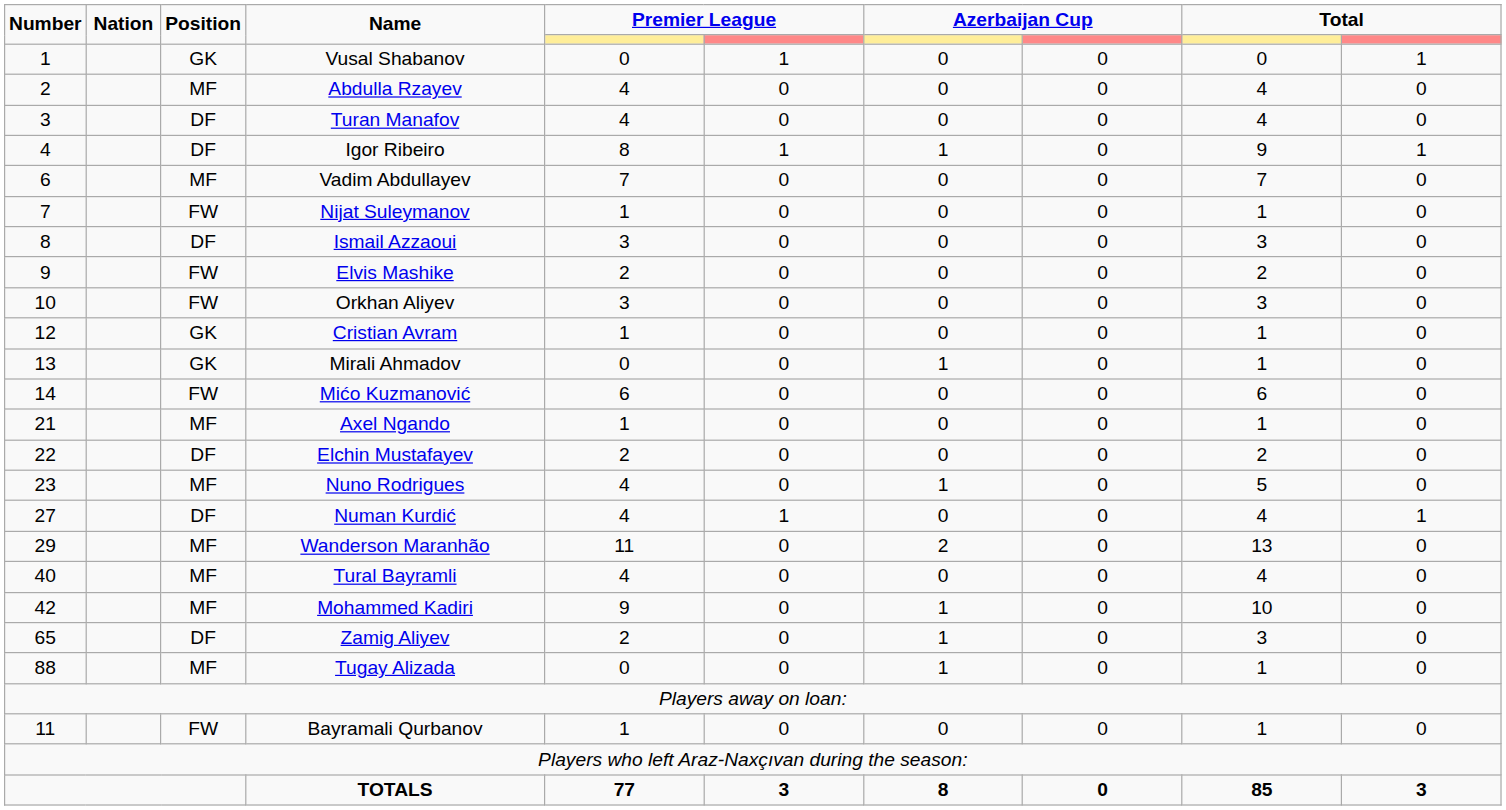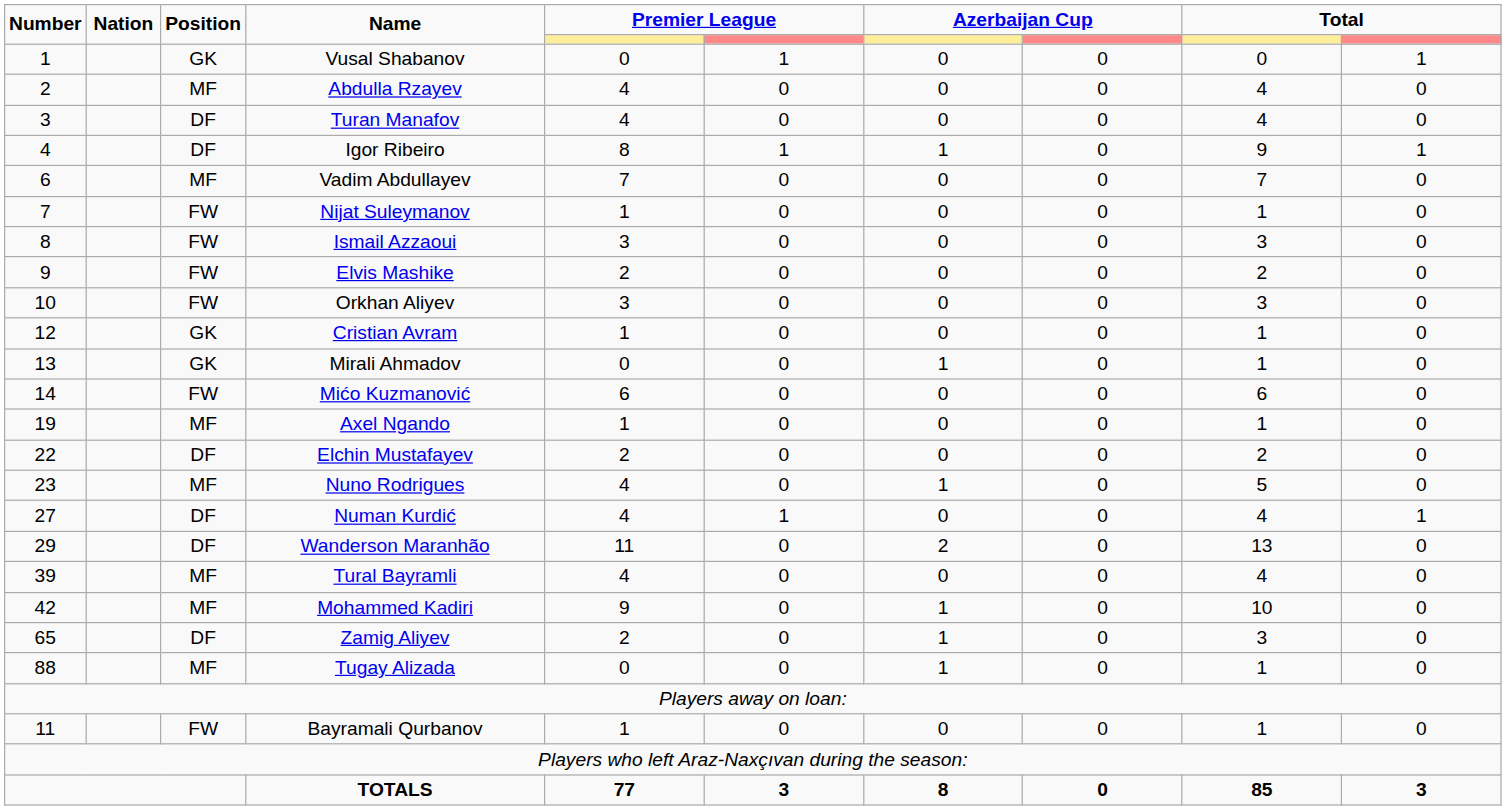(203, 241) DF -> (203, 241) FW
(45, 424) 21 -> (45, 424) 19
(203, 546) MF -> (203, 546) DF
(45, 576) 40 -> (45, 576) 39
